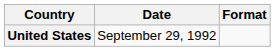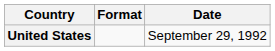columns swapped: (157, 14) <-> (245, 14)
